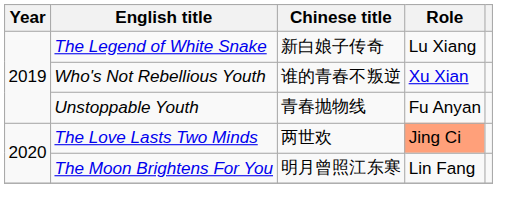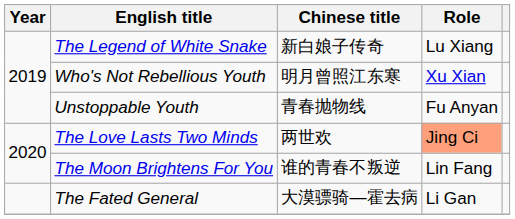(341, 76) 谁的青春不叛逆 -> (341, 76) 明月曾照江东寒
(341, 167) 明月曾照江东寒 -> (341, 167) 谁的青春不叛逆
+ row: (126, 198)
